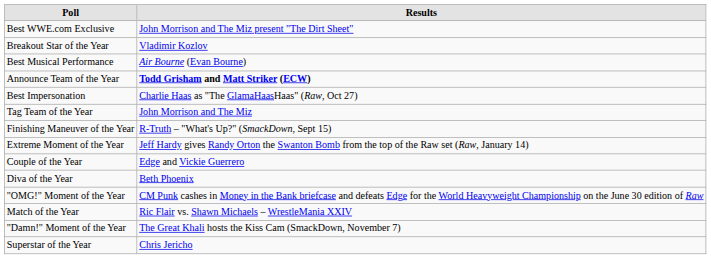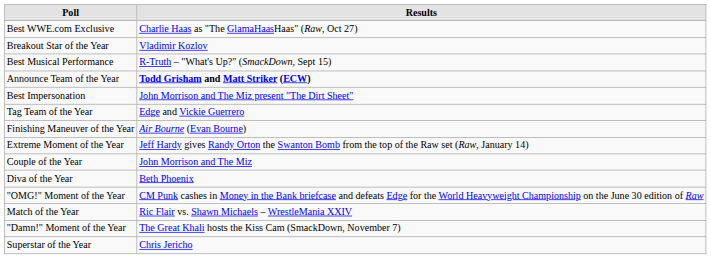(246, 28) John Morrison and The Miz present "The Dirt Sheet" -> (248, 28) Charlie Haas as "The GlamaHaasHaas" (Raw, Oct 27)
(193, 62) Air Bourne (Evan Bourne) -> (235, 62) R-Truth – "What's Up?" (SmackDown, Sept 15)
(248, 95) Charlie Haas as "The GlamaHaasHaas" (Raw, Oct 27) -> (246, 95) John Morrison and The Miz present "The Dirt Sheet"
(196, 112) John Morrison and The Miz -> (192, 112) Edge and Vickie Guerrero
(235, 128) R-Truth – "What's Up?" (SmackDown, Sept 15) -> (193, 128) Air Bourne (Evan Bourne)
(192, 161) Edge and Vickie Guerrero -> (196, 161) John Morrison and The Miz
